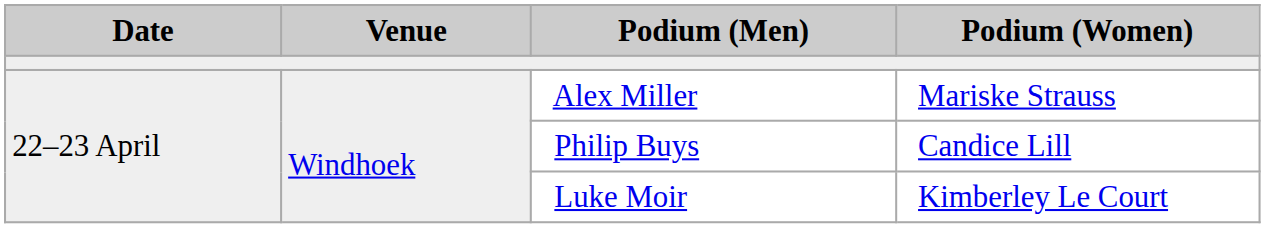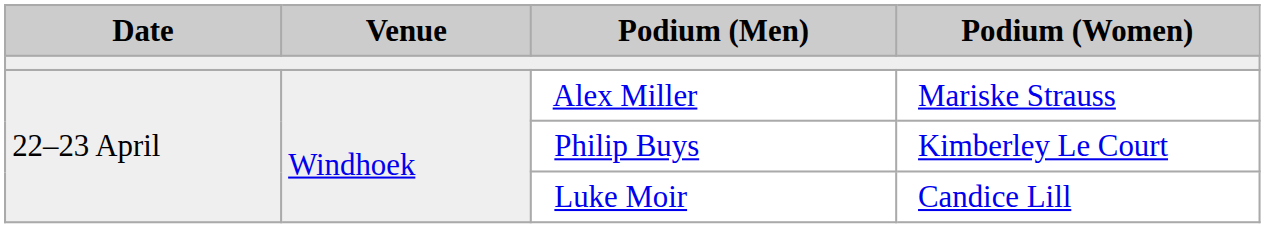(987, 146) Candice Lill -> (1035, 146) Kimberley Le Court
(1035, 197) Kimberley Le Court -> (987, 197) Candice Lill
